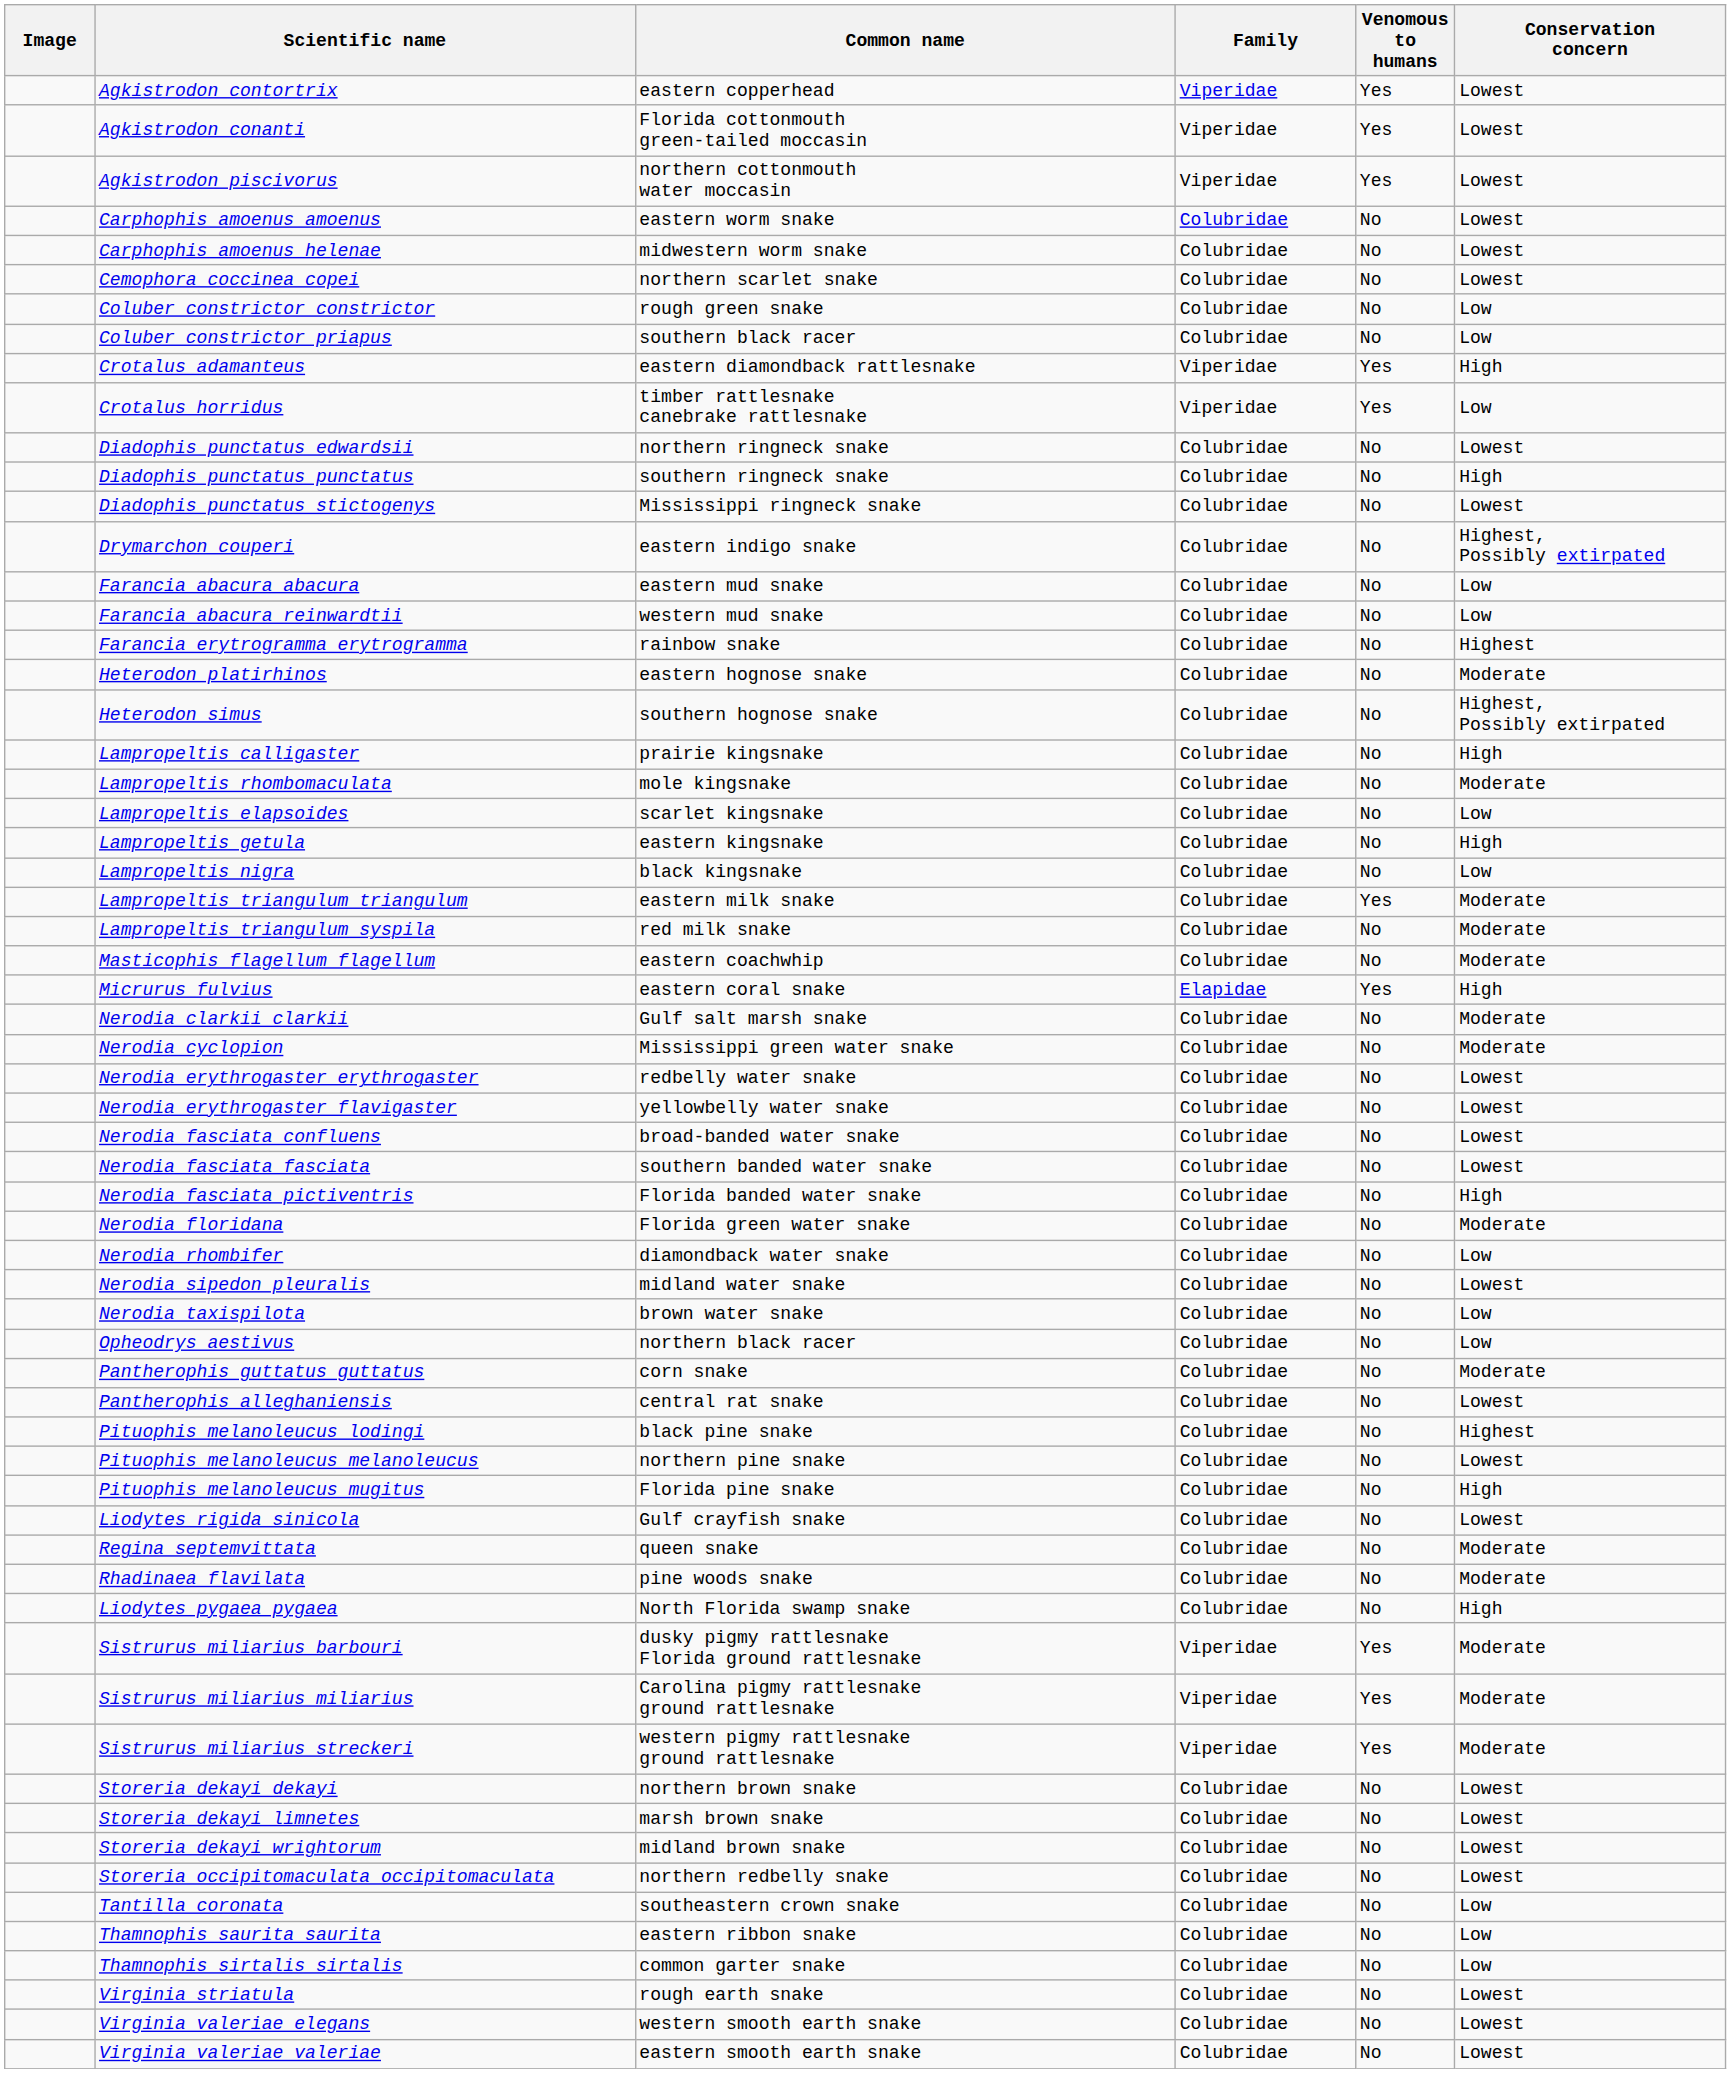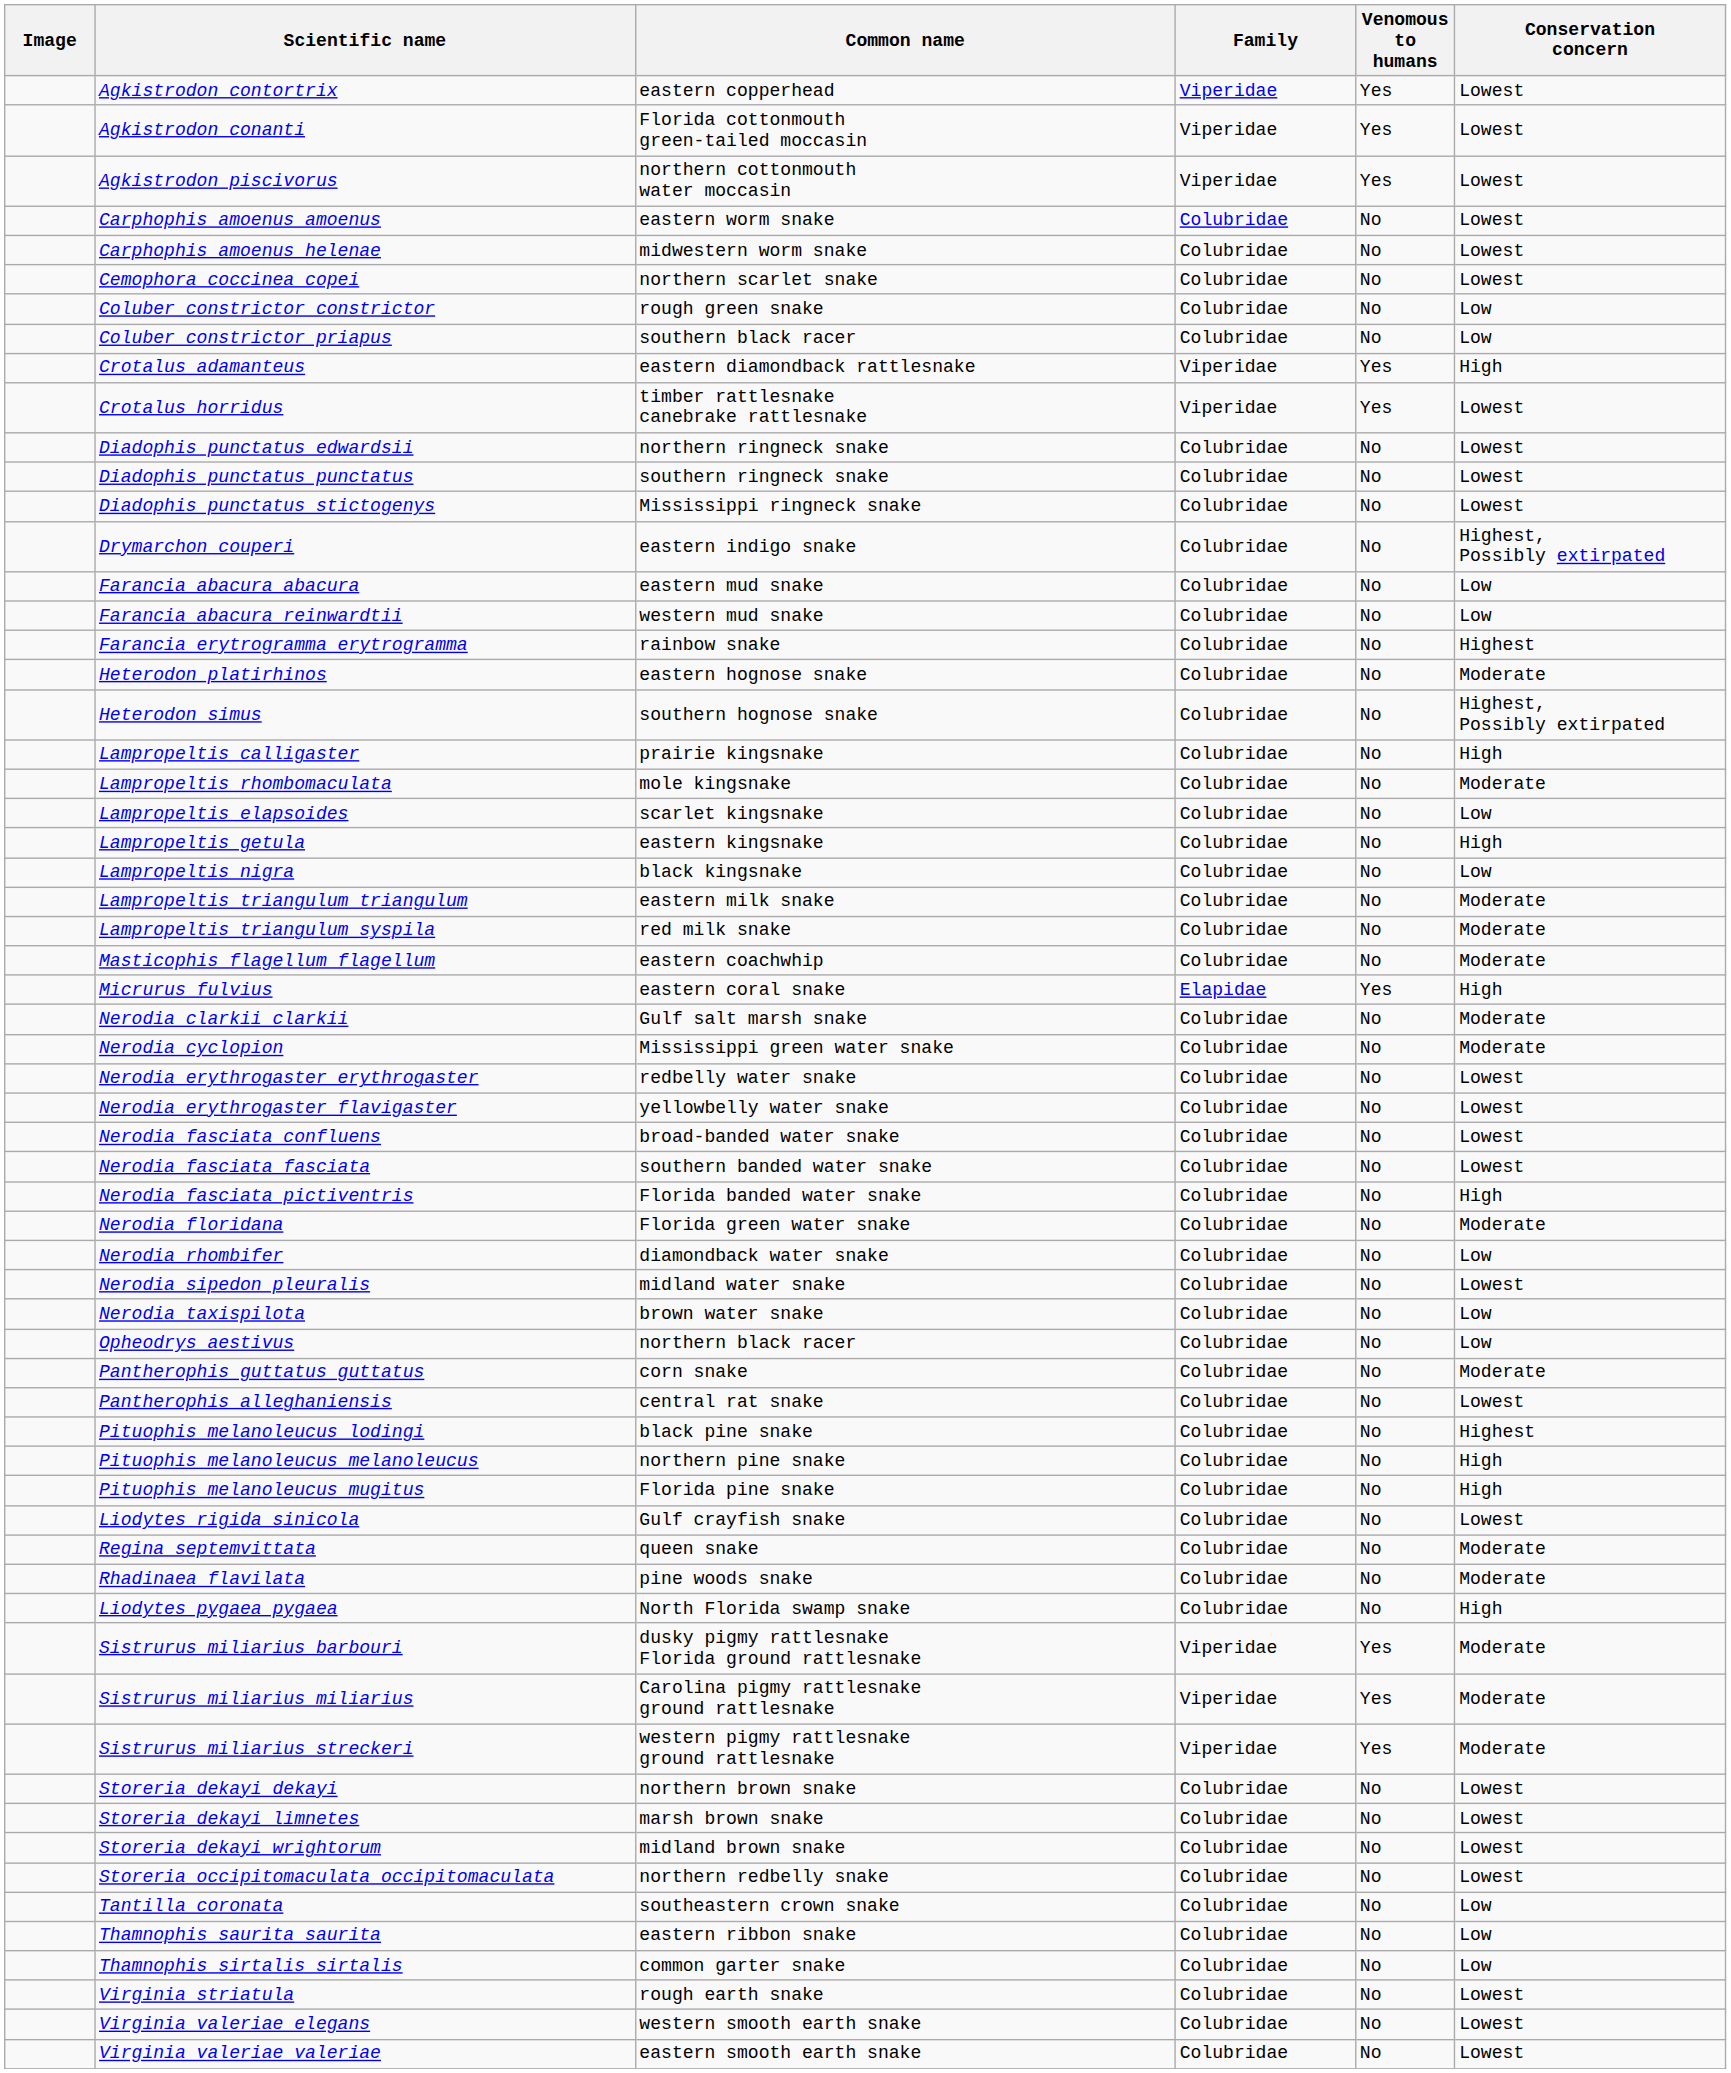(1475, 408) Low -> (1492, 408) Lowest
(1481, 477) High -> (1492, 477) Lowest
(1376, 902) Yes -> (1371, 902) No
(1492, 1461) Lowest -> (1481, 1461) High
